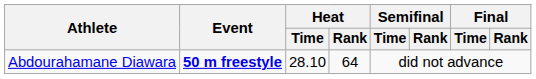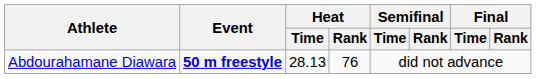(307, 62) 28.10 -> (307, 62) 28.13
(350, 62) 64 -> (350, 62) 76
